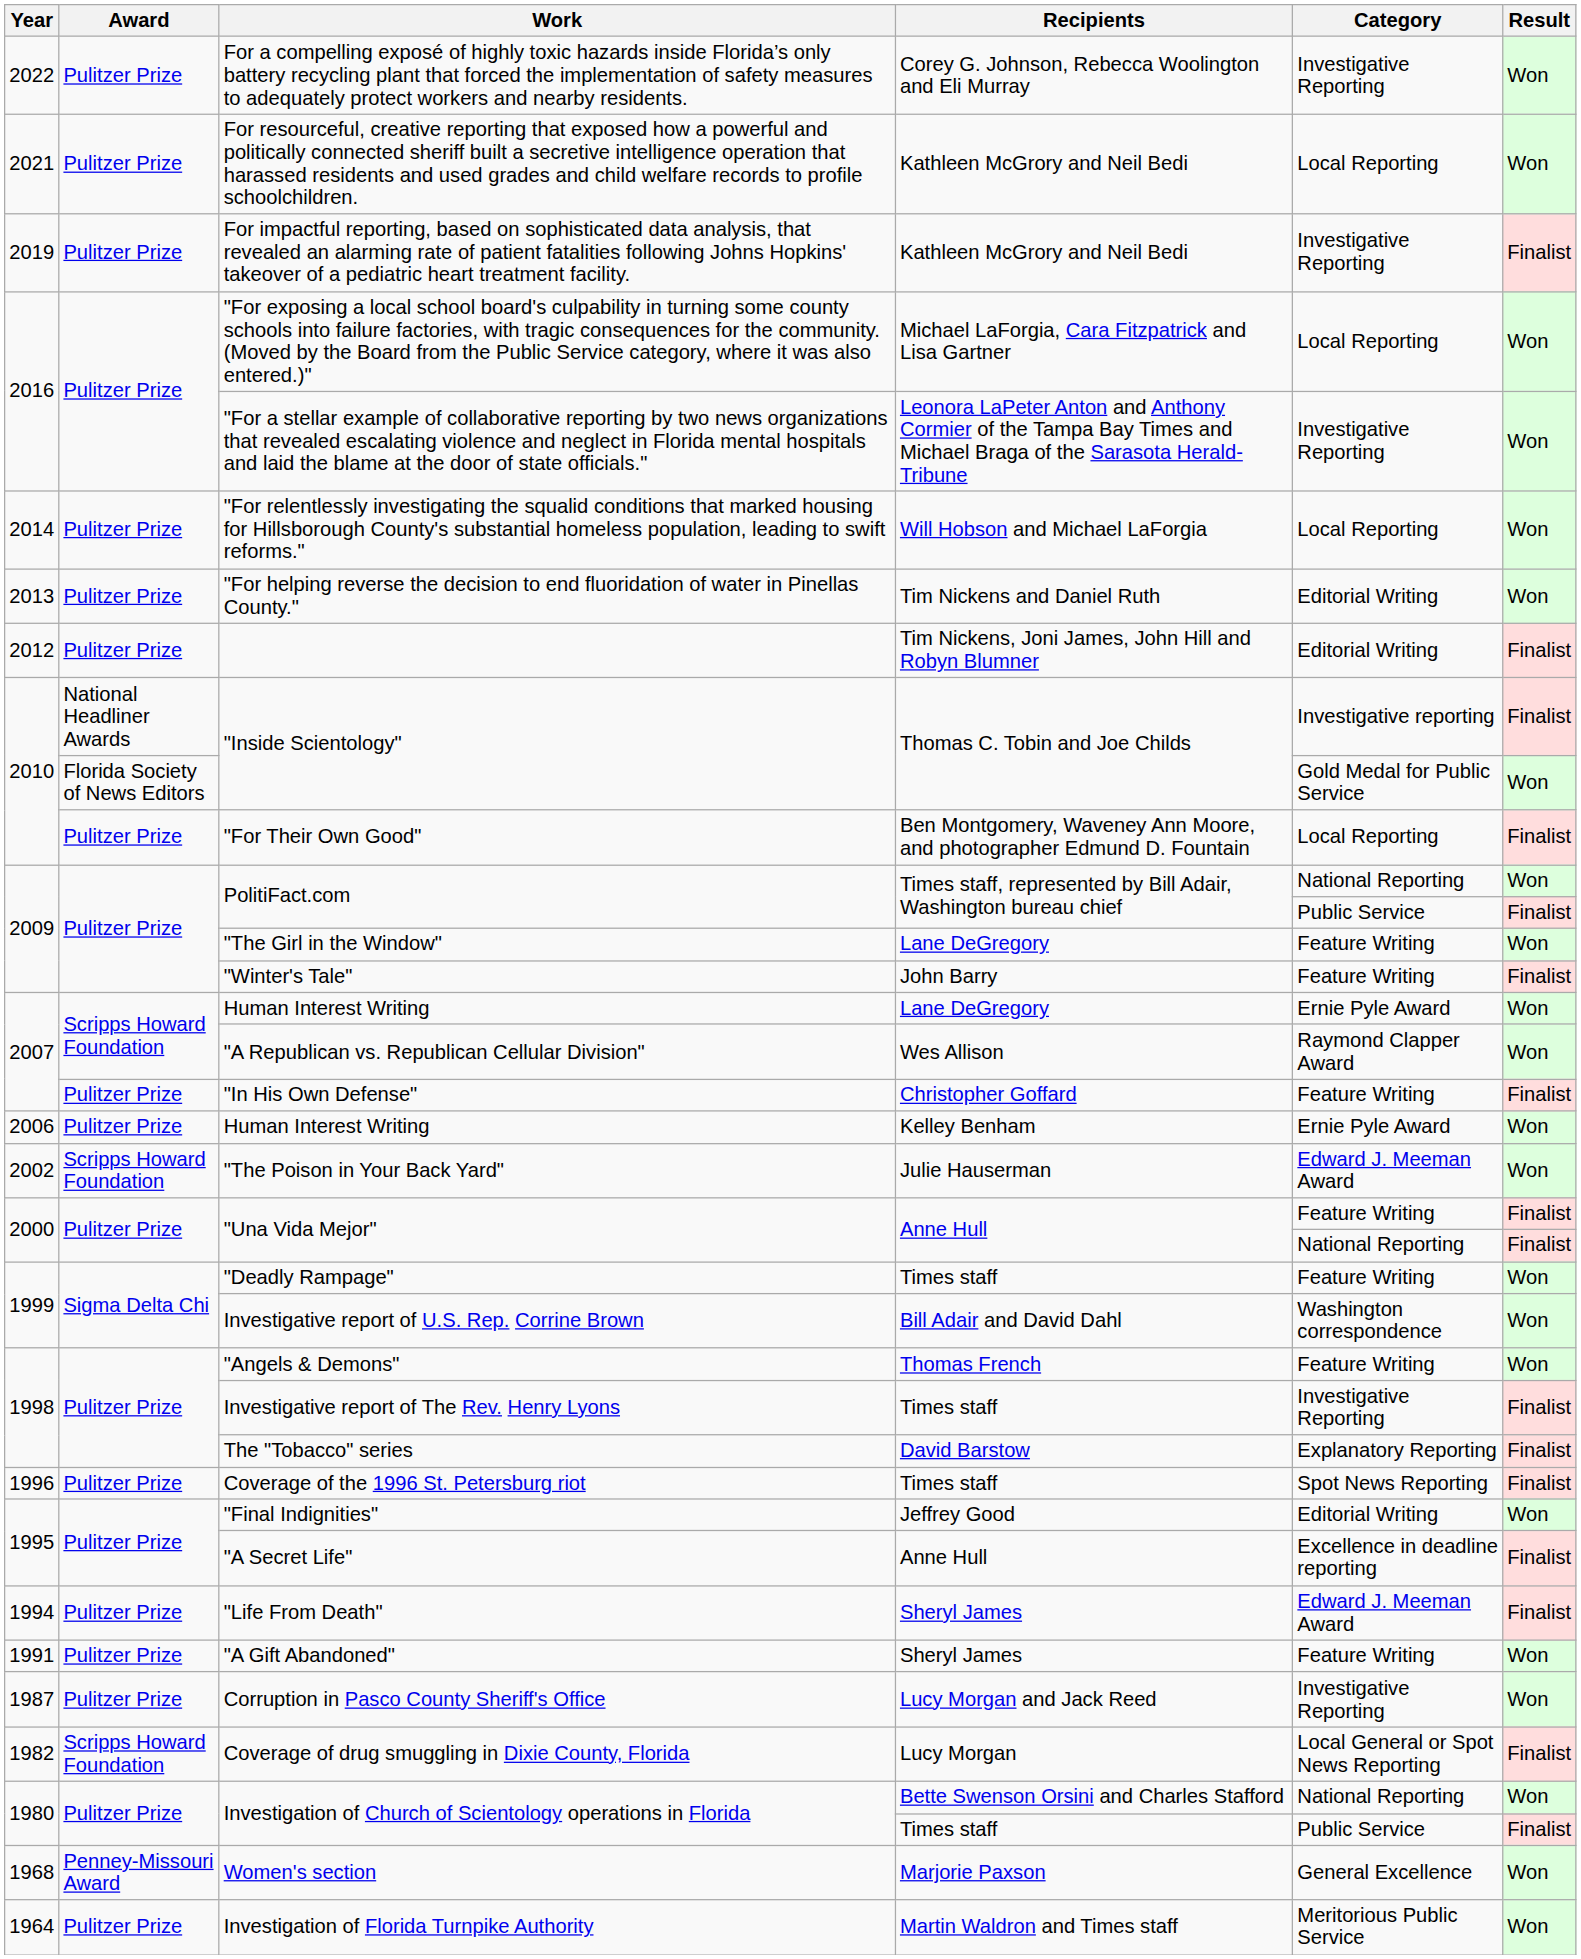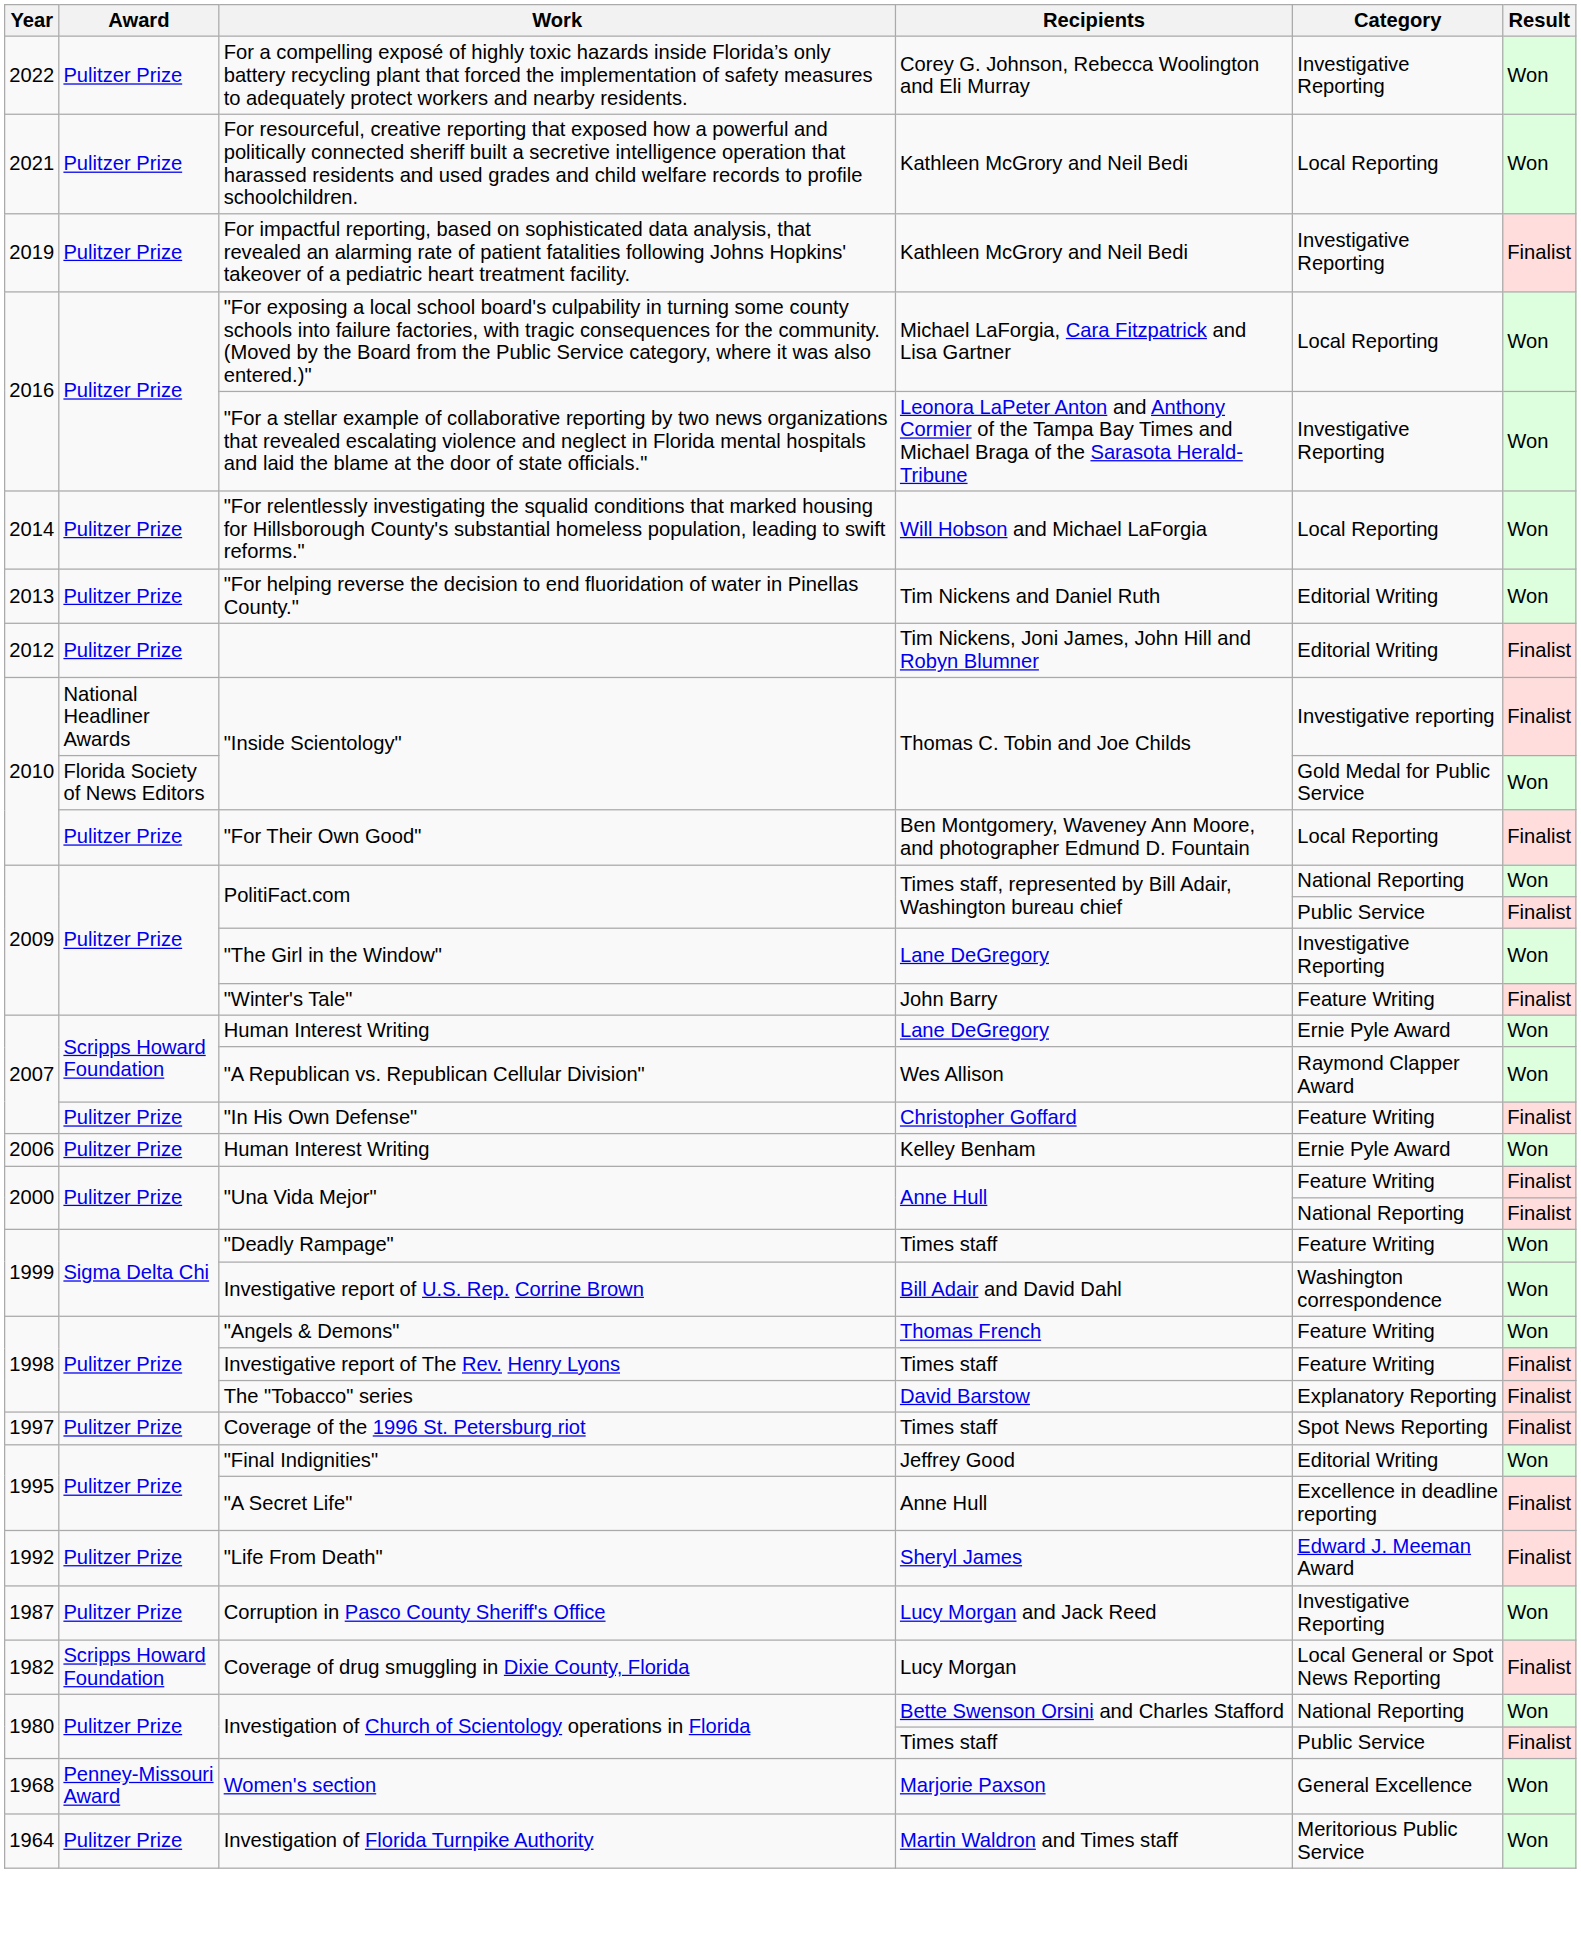(1366, 944) Feature Writing -> (1353, 955) Investigative Reporting
- row: (364, 1170)
(1353, 1407) Investigative Reporting -> (1366, 1364) Feature Writing
(32, 1482) 1996 -> (32, 1428) 1997
(32, 1612) 1994 -> (32, 1558) 1992
- row: (309, 1655)
